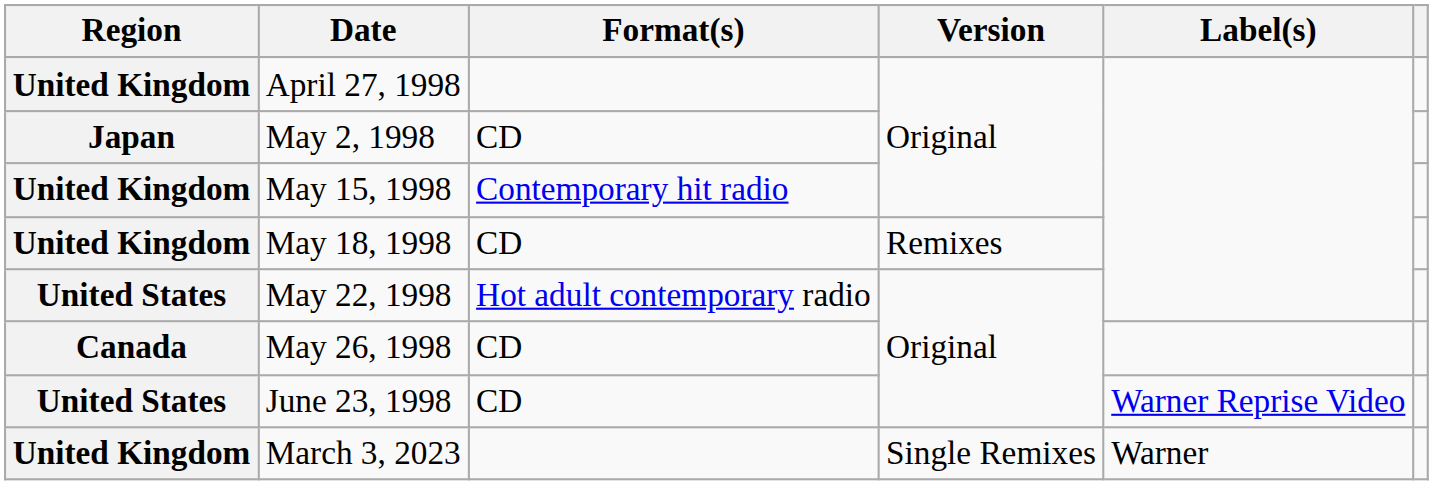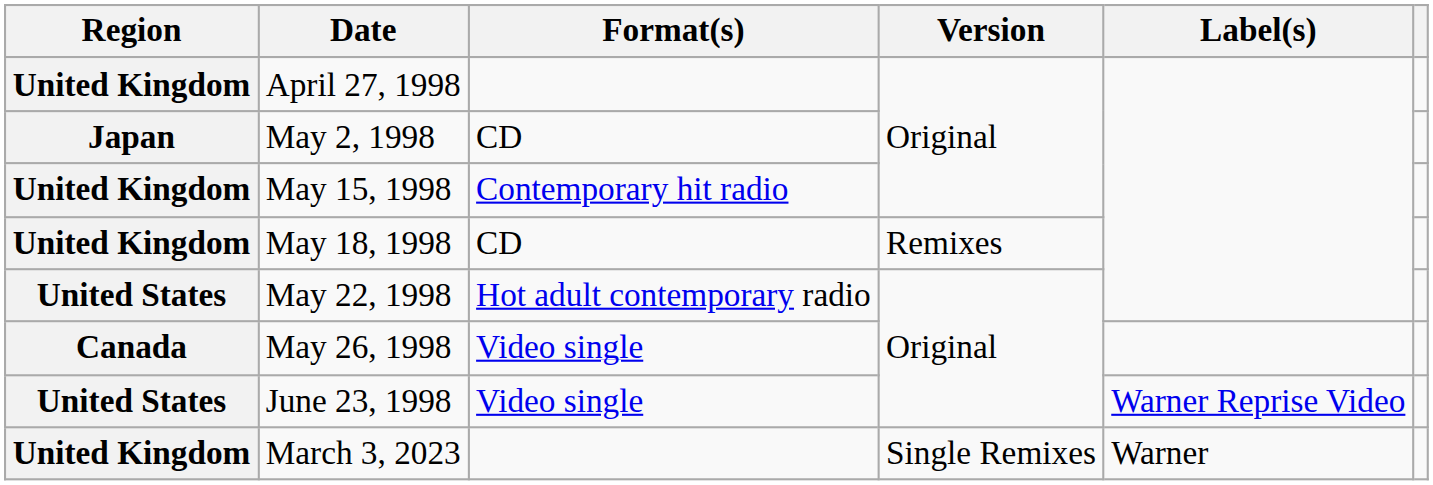(499, 347) CD -> (560, 347) Video single
(499, 400) CD -> (560, 400) Video single
